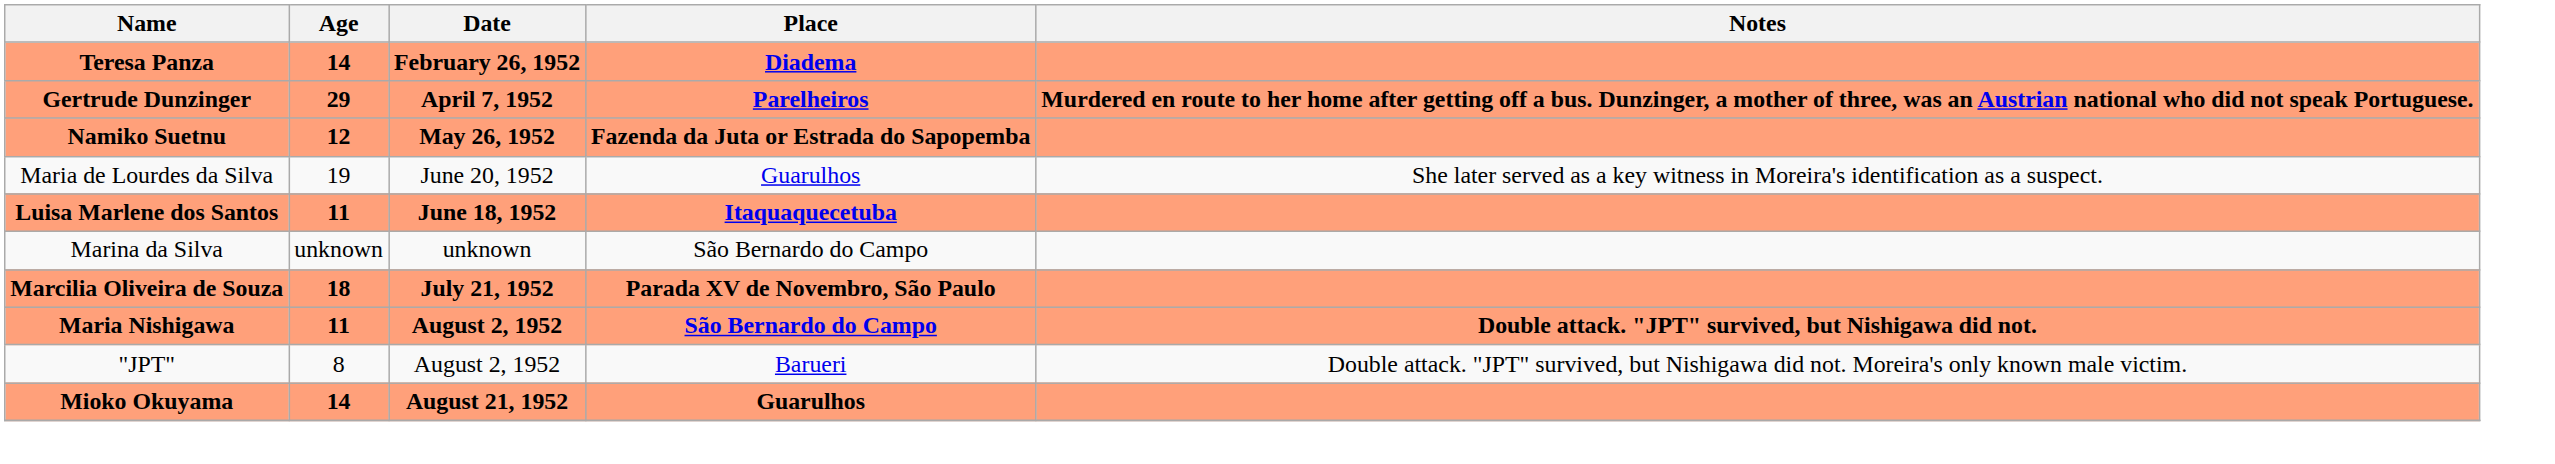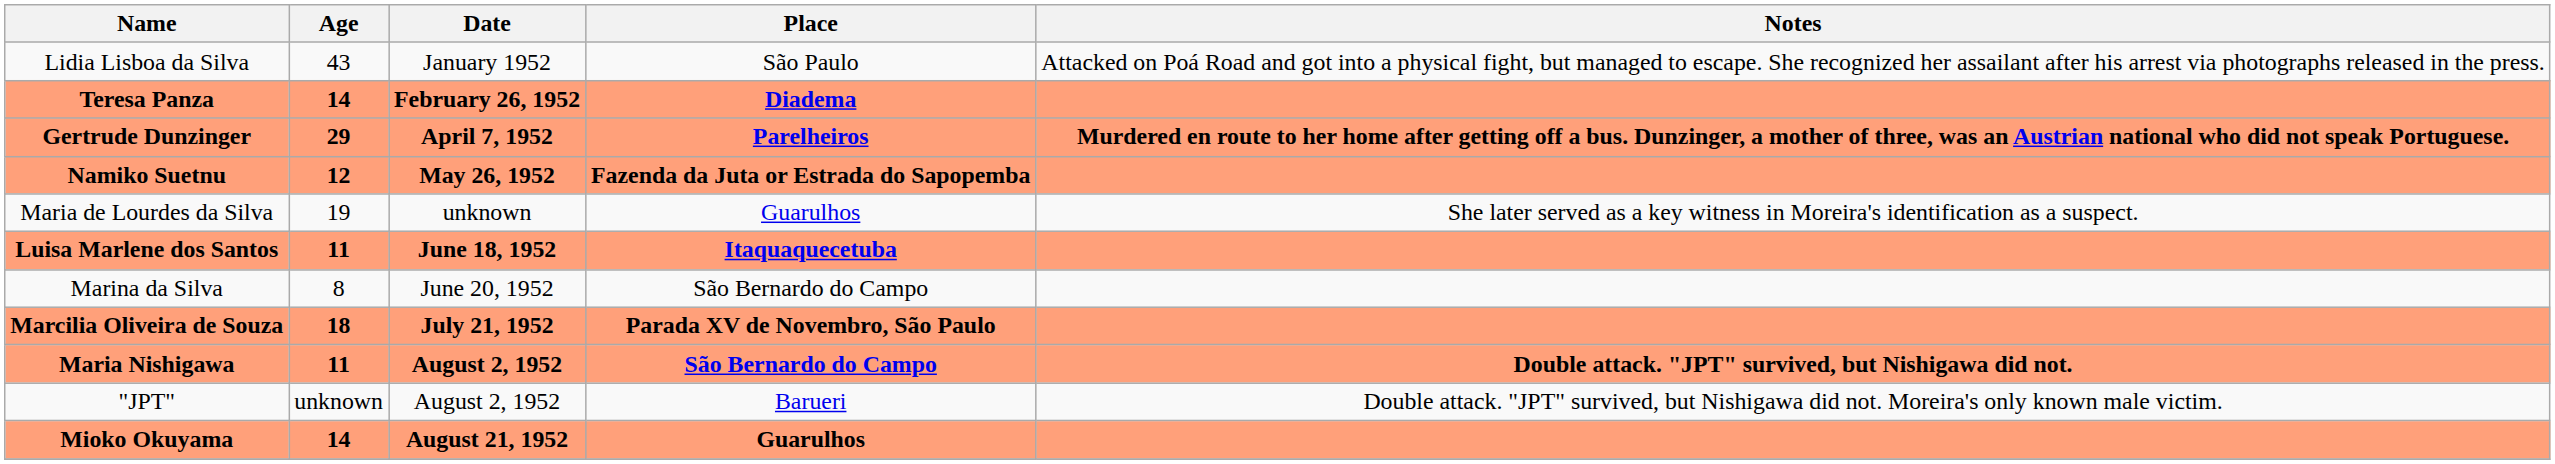+ row: (147, 61)
(487, 174) June 20, 1952 -> (487, 212) unknown
(339, 250) unknown -> (339, 288) 8
(487, 250) unknown -> (487, 288) June 20, 1952
(339, 363) 8 -> (339, 401) unknown
